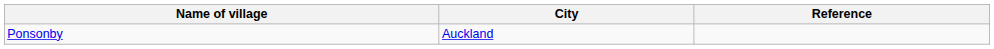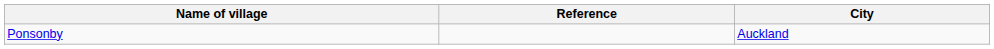columns swapped: (567, 14) <-> (842, 14)
